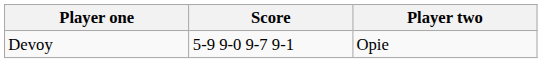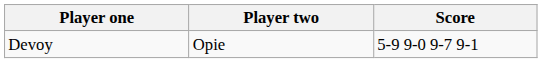columns swapped: (445, 17) <-> (271, 17)
